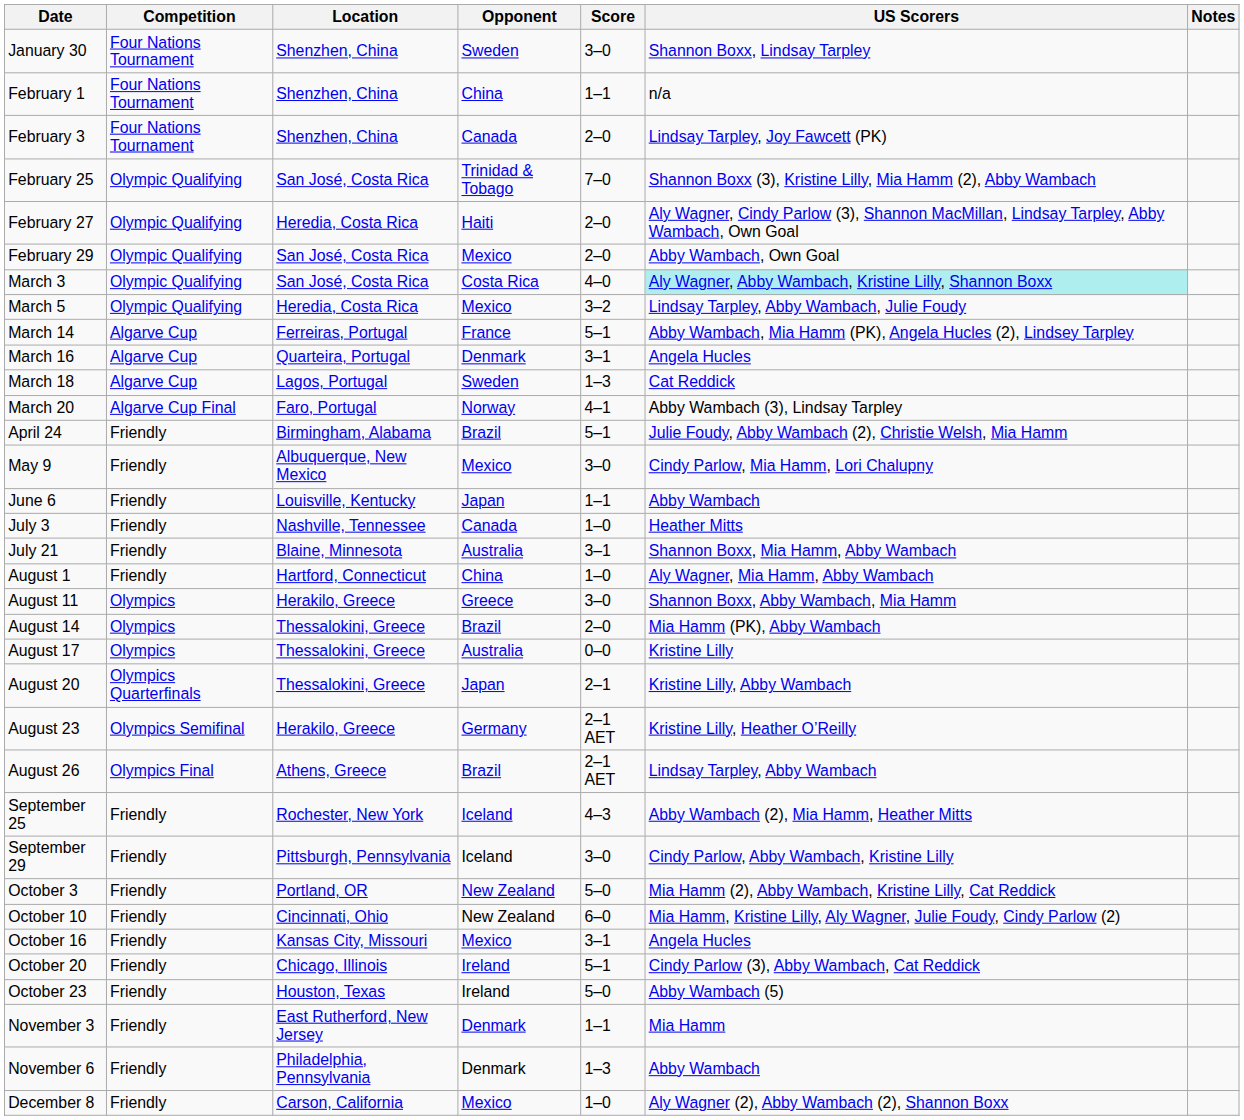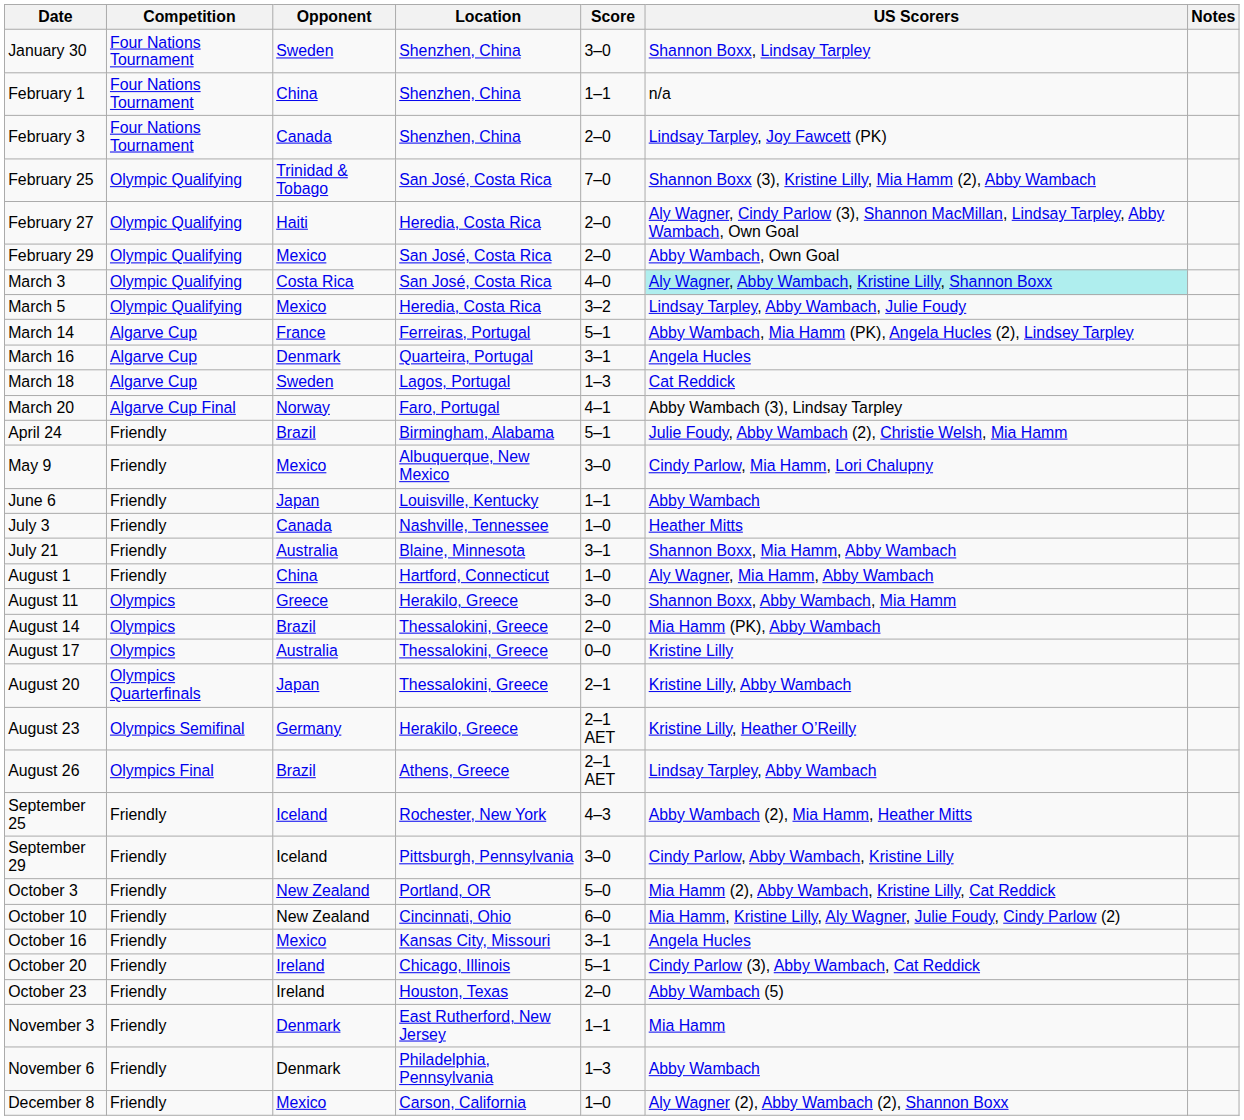columns swapped: (365, 17) <-> (519, 17)
(598, 991) 5–0 -> (598, 991) 2–0
